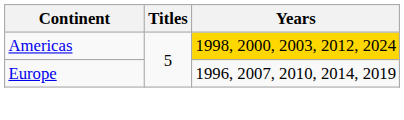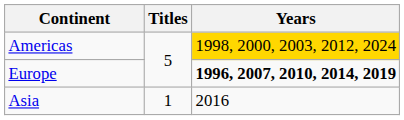(296, 73) normal -> (296, 73) bold
+ row: (24, 101)
